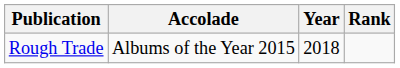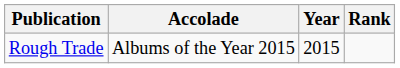(321, 47) 2018 -> (321, 47) 2015
